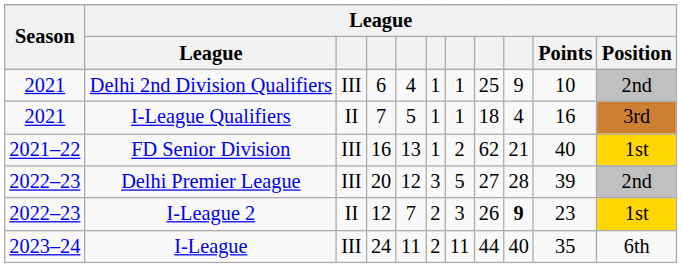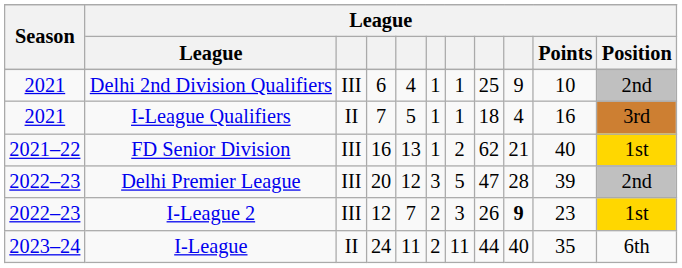(489, 181) 27 -> (489, 181) 47
(351, 213) II -> (351, 213) III
(351, 246) III -> (351, 246) II
